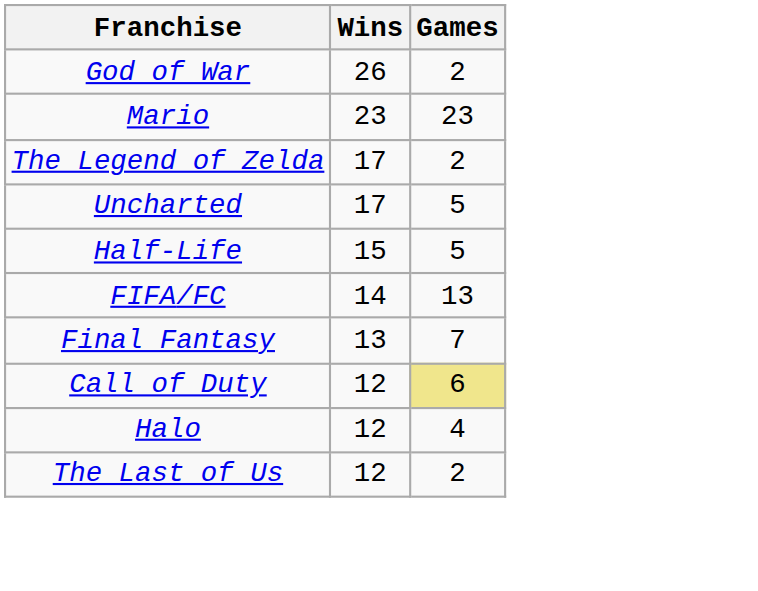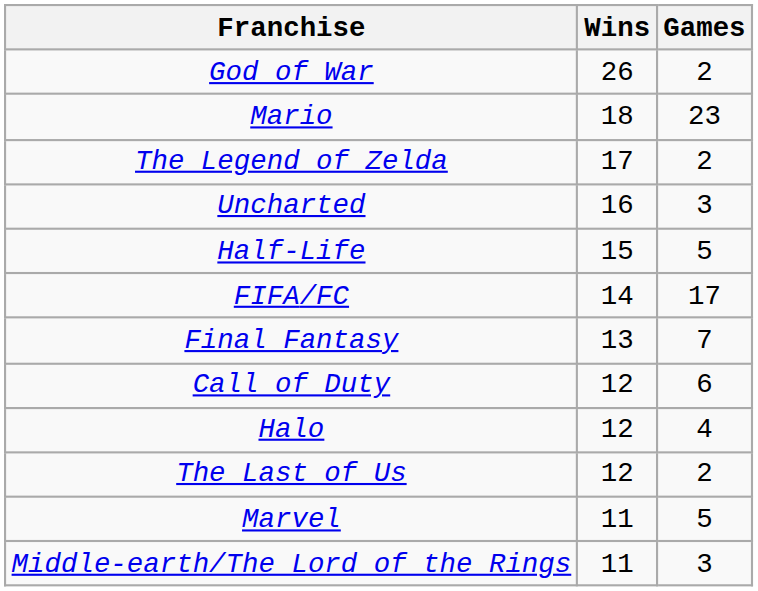(370, 117) 23 -> (617, 117) 18
(370, 206) 17 -> (617, 206) 16
(457, 206) 5 -> (704, 206) 3
(458, 296) 13 -> (704, 296) 17
(457, 385) khaki background -> (704, 385) no background
+ row: (291, 519)
+ row: (291, 564)
